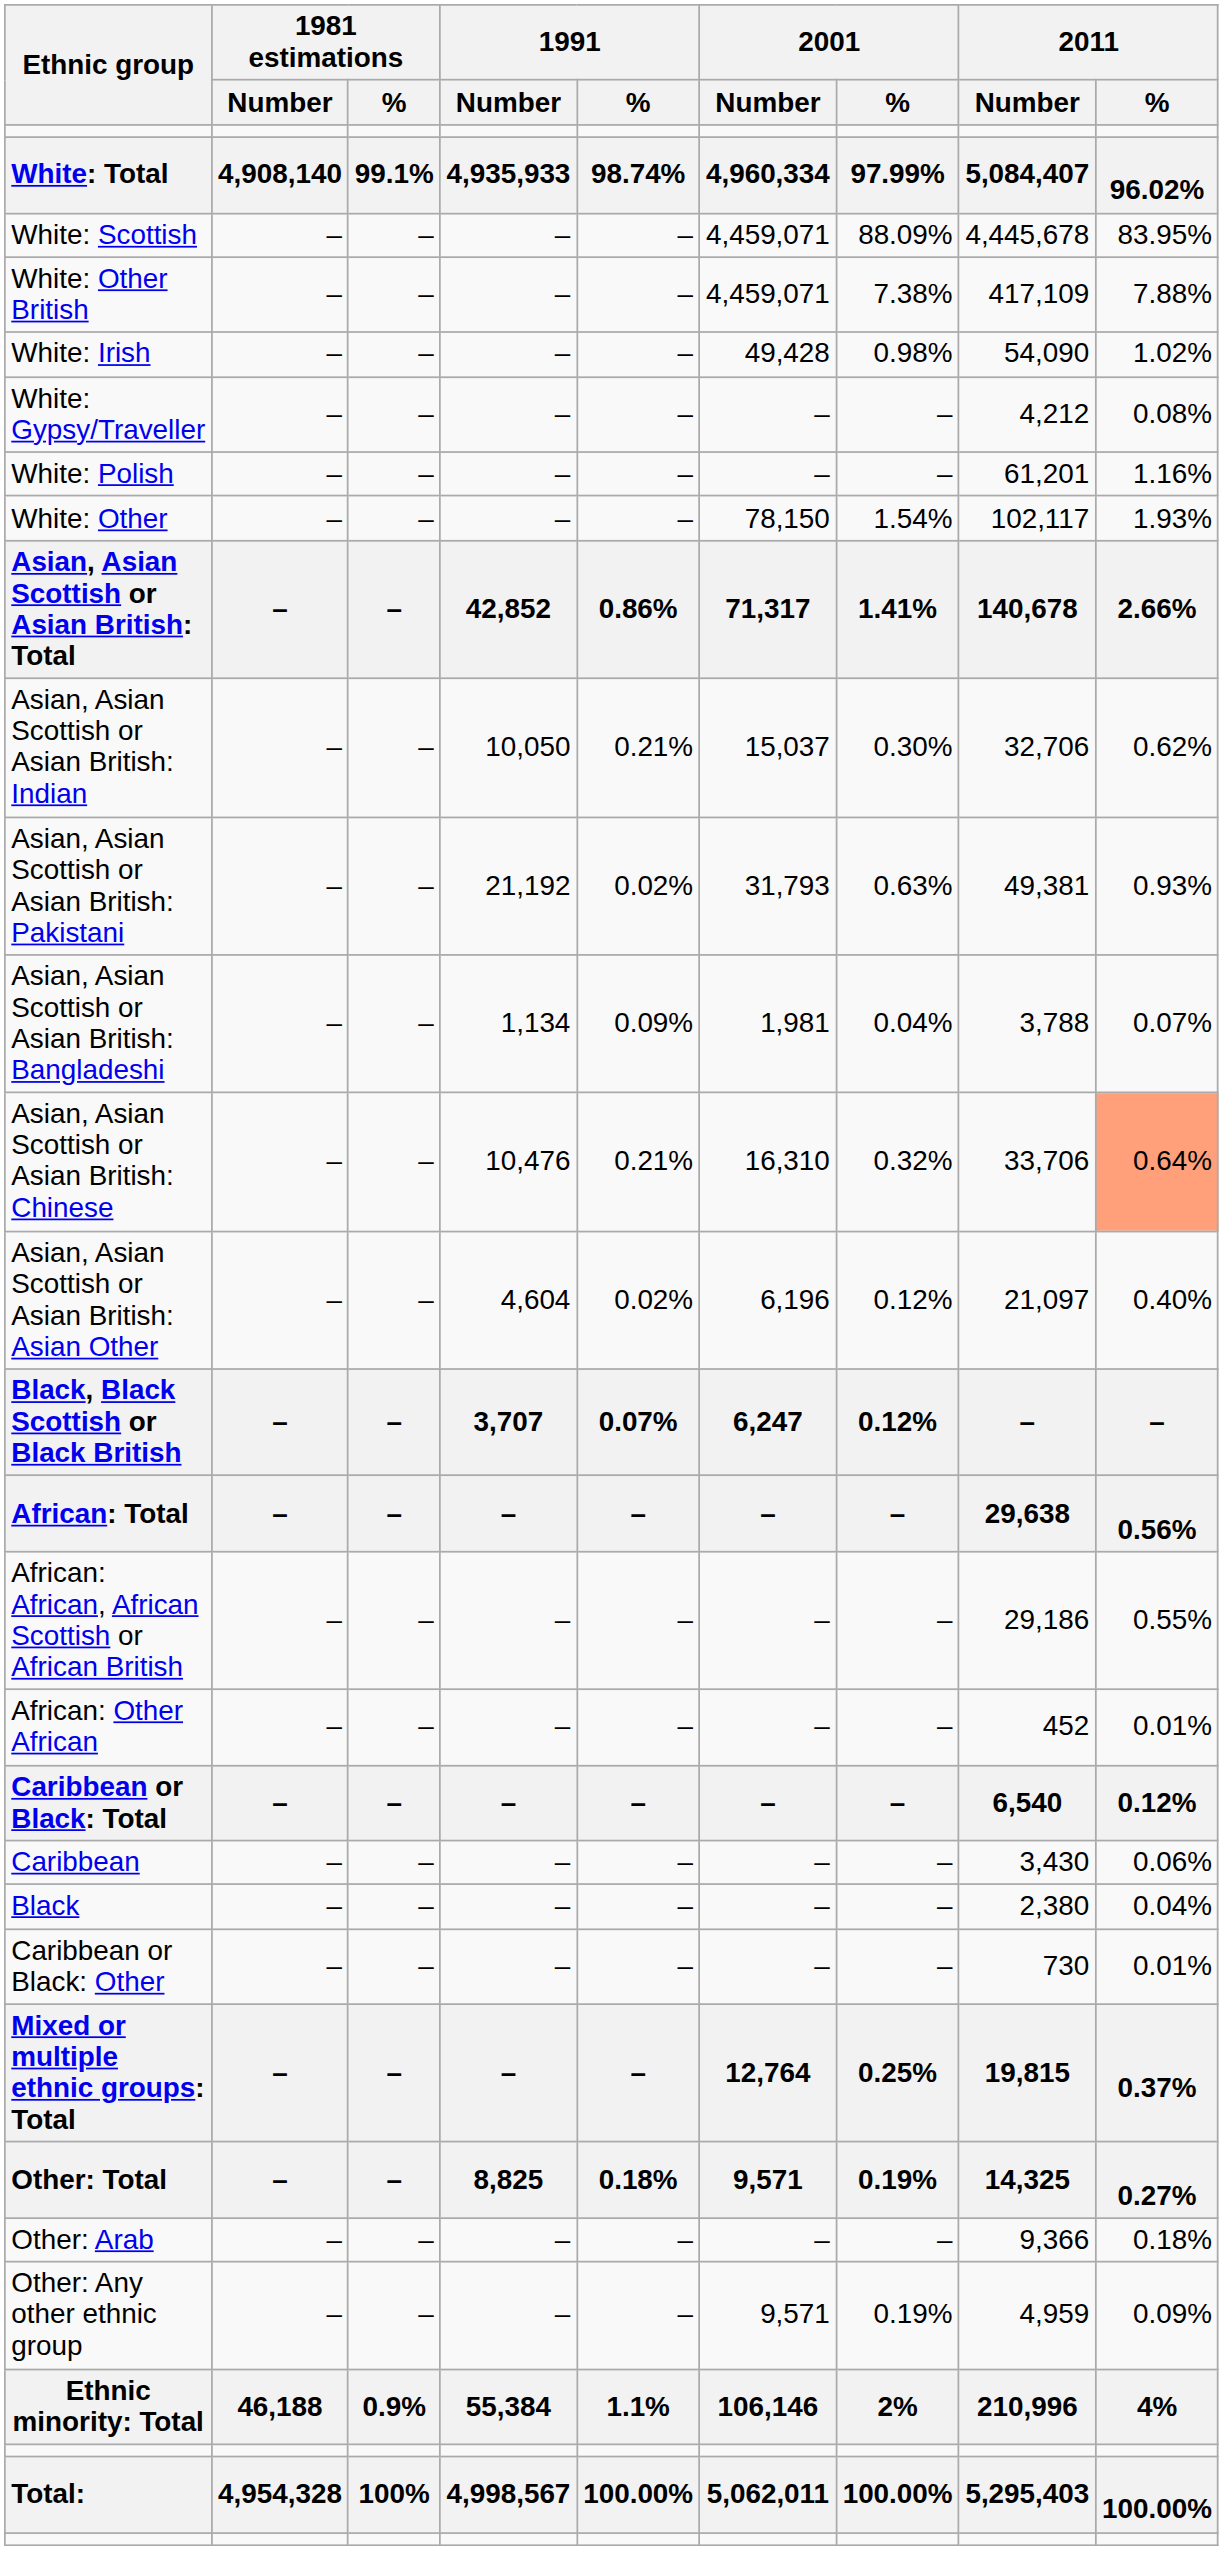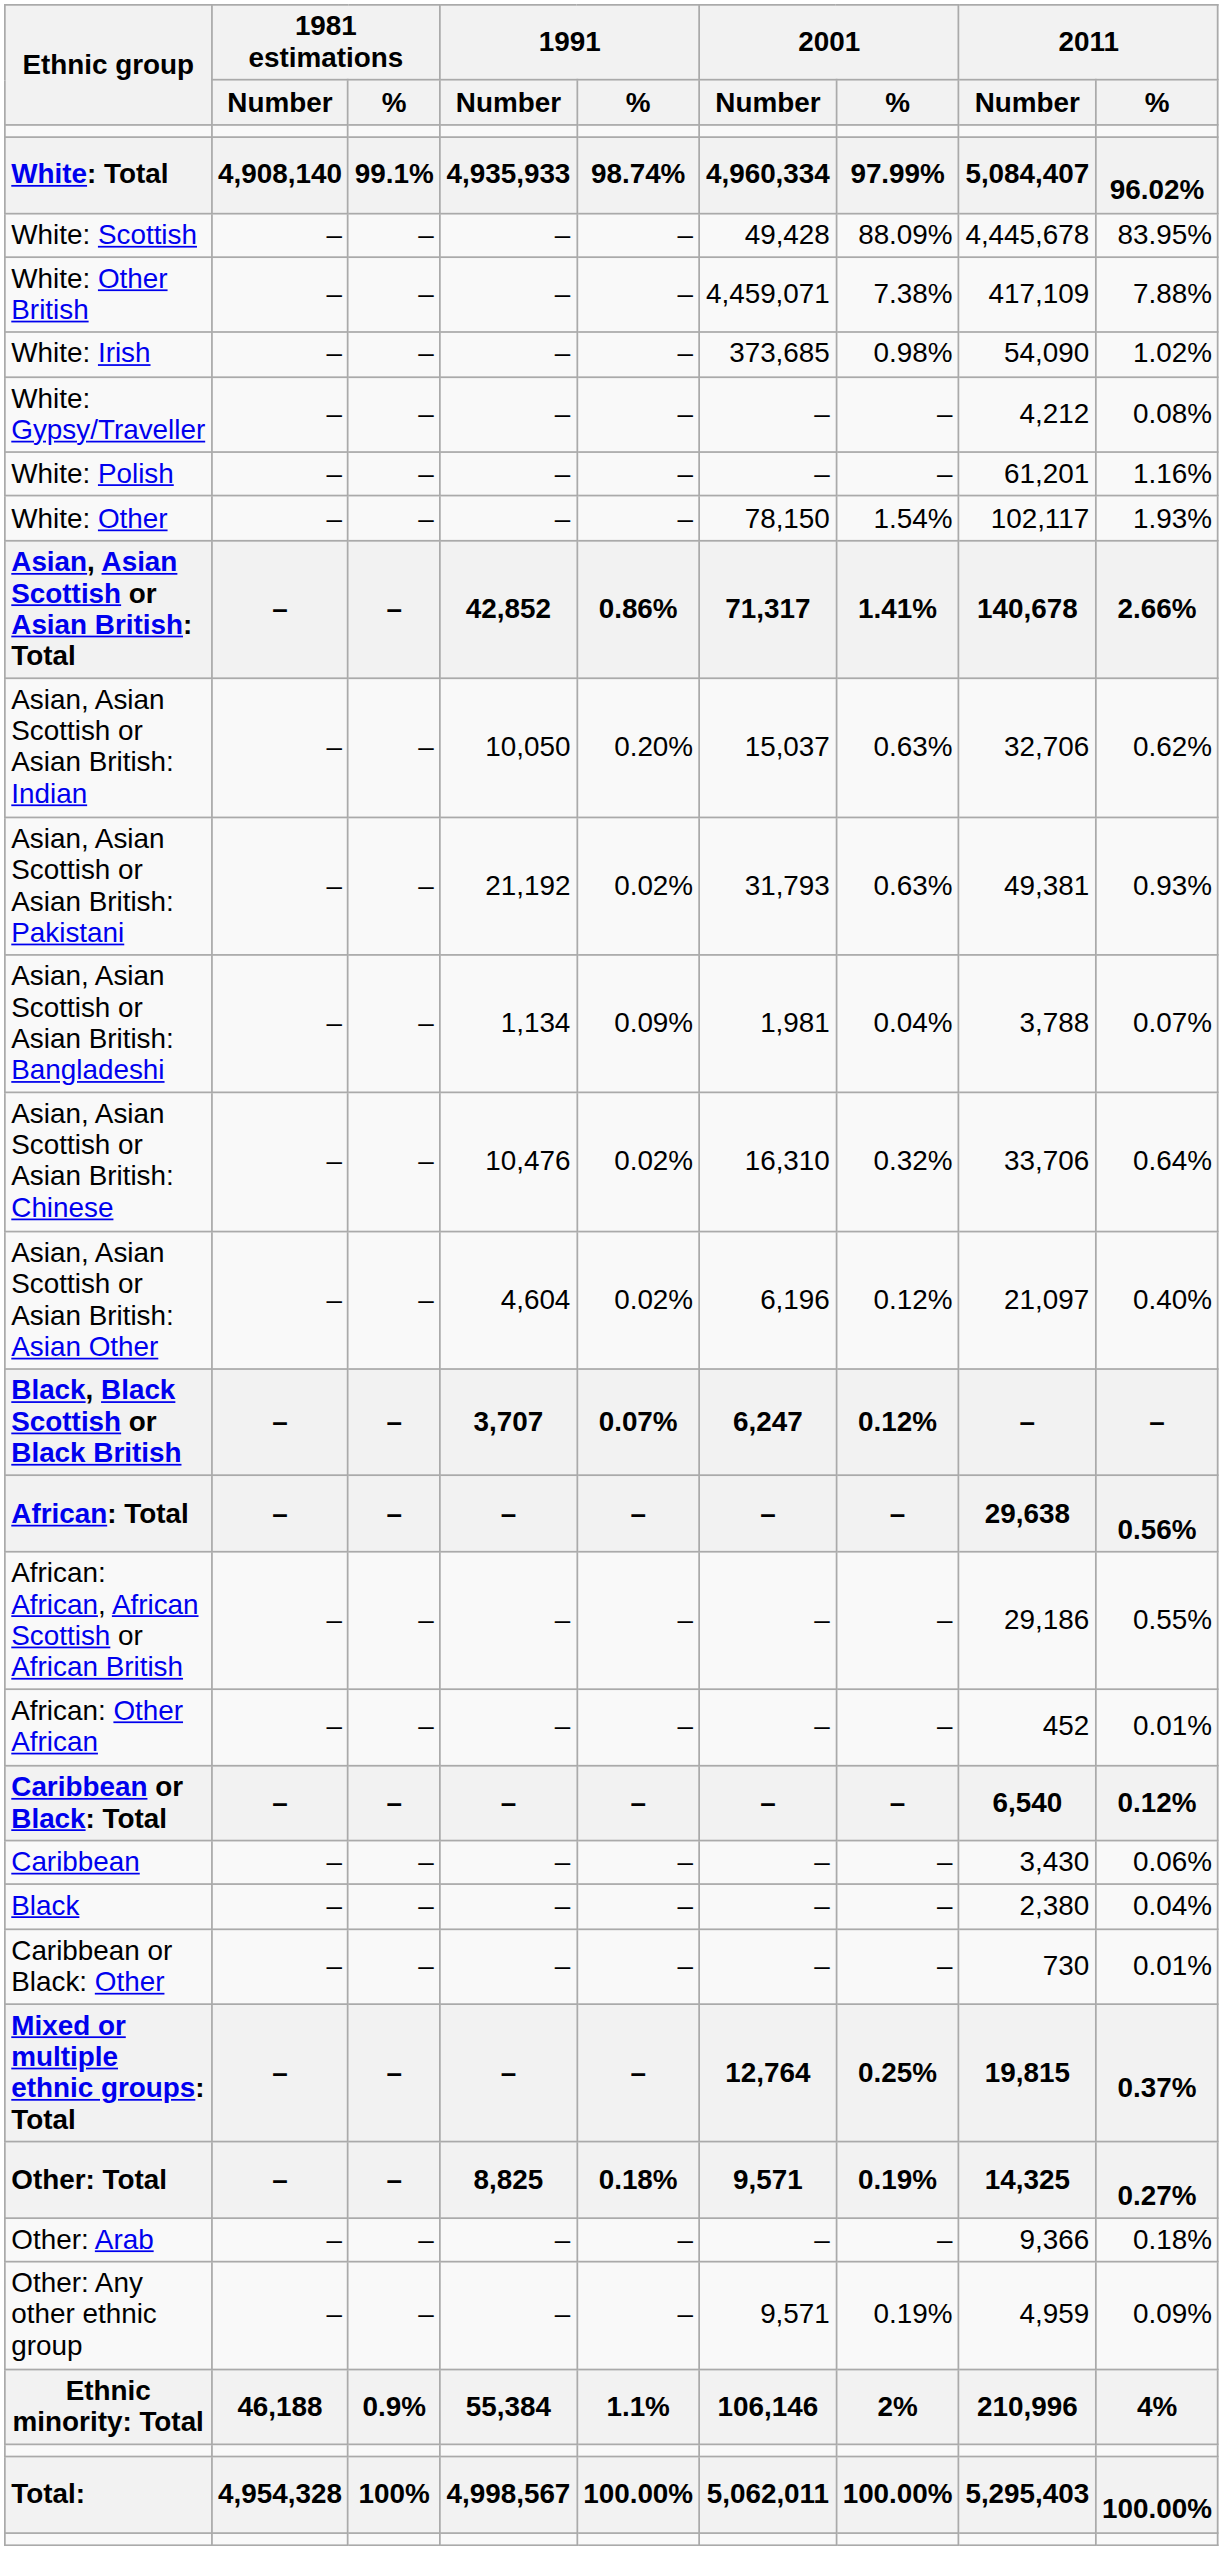(768, 234) 4,459,071 -> (787, 234) 49,428
(787, 354) 49,428 -> (779, 354) 373,685
(654, 747) 0.21% -> (654, 747) 0.20%
(913, 747) 0.30% -> (913, 747) 0.63%
(654, 1161) 0.21% -> (654, 1161) 0.02%
(1173, 1161) lightsalmon background -> (1173, 1161) no background
